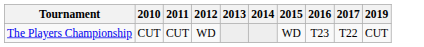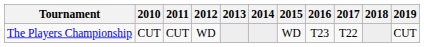+ column: (377, 14)
